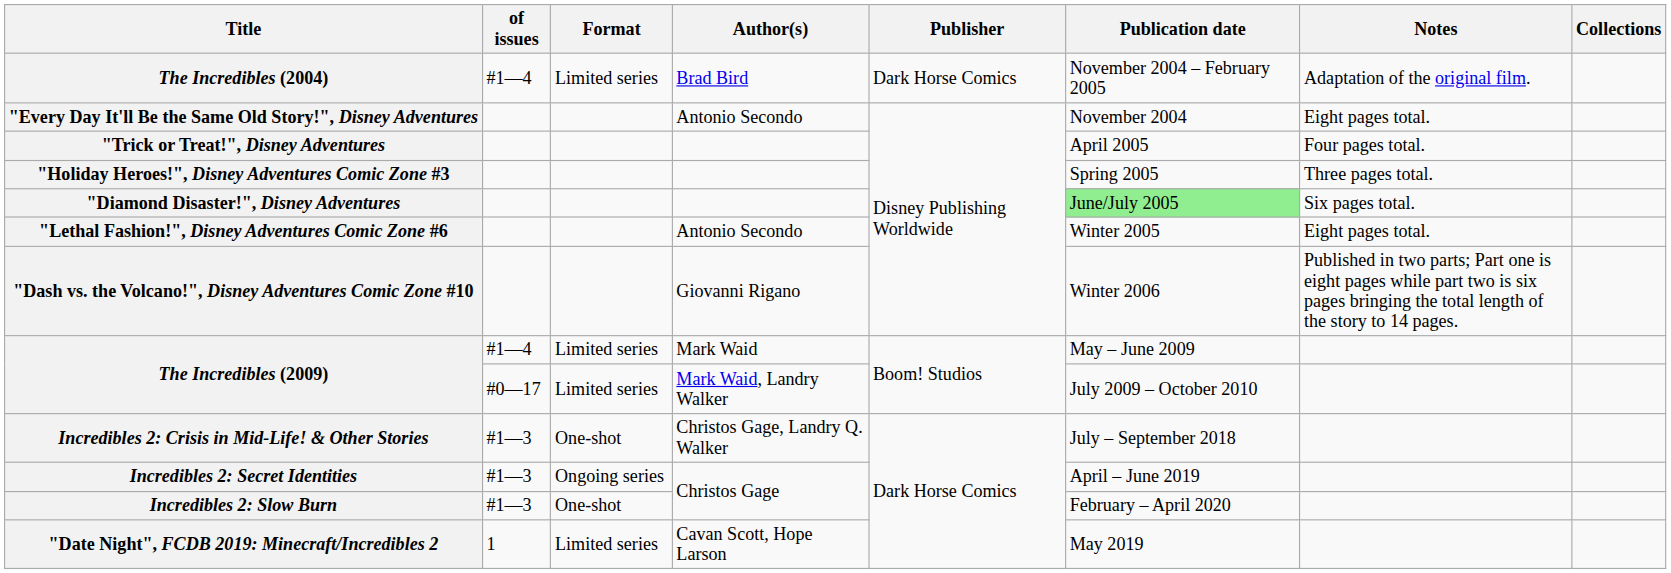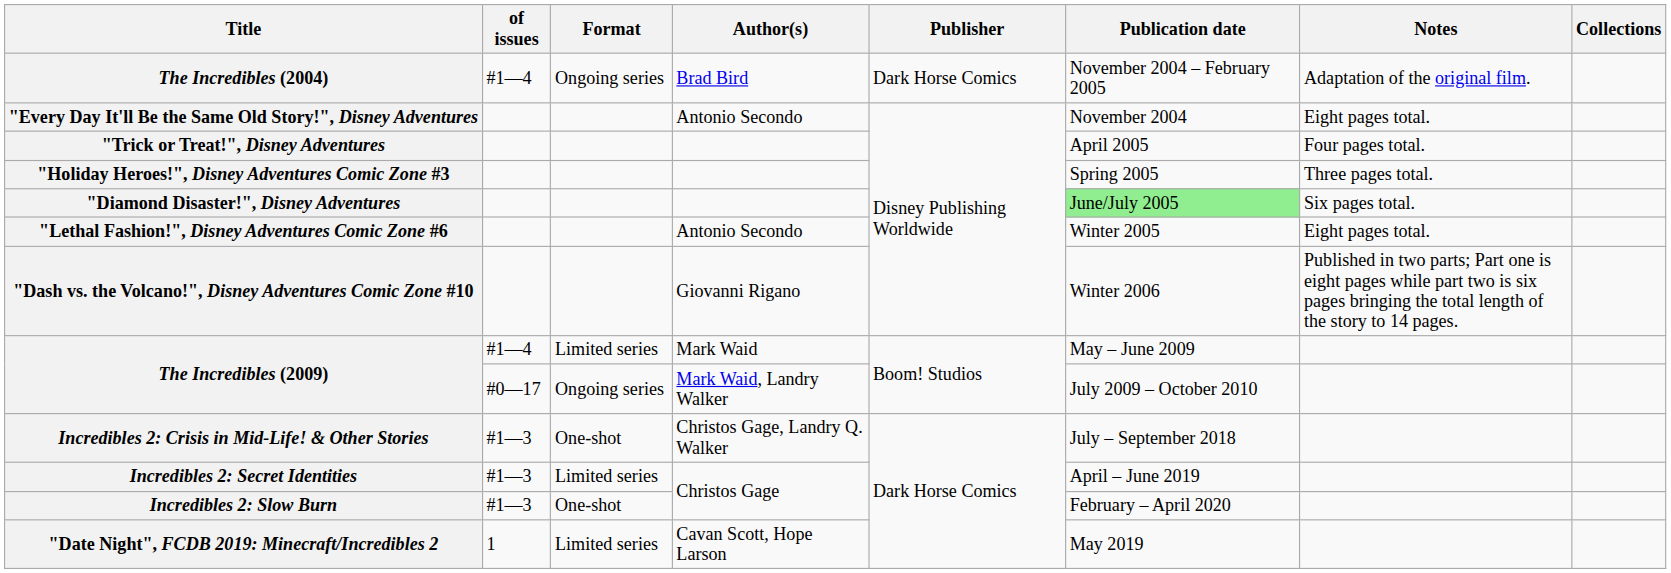(607, 78) Limited series -> (610, 78) Ongoing series
(607, 388) Limited series -> (610, 388) Ongoing series
(610, 476) Ongoing series -> (607, 476) Limited series
